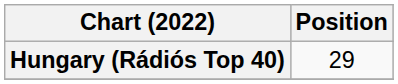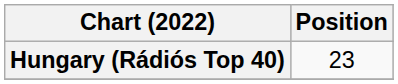(342, 60) 29 -> (342, 60) 23
